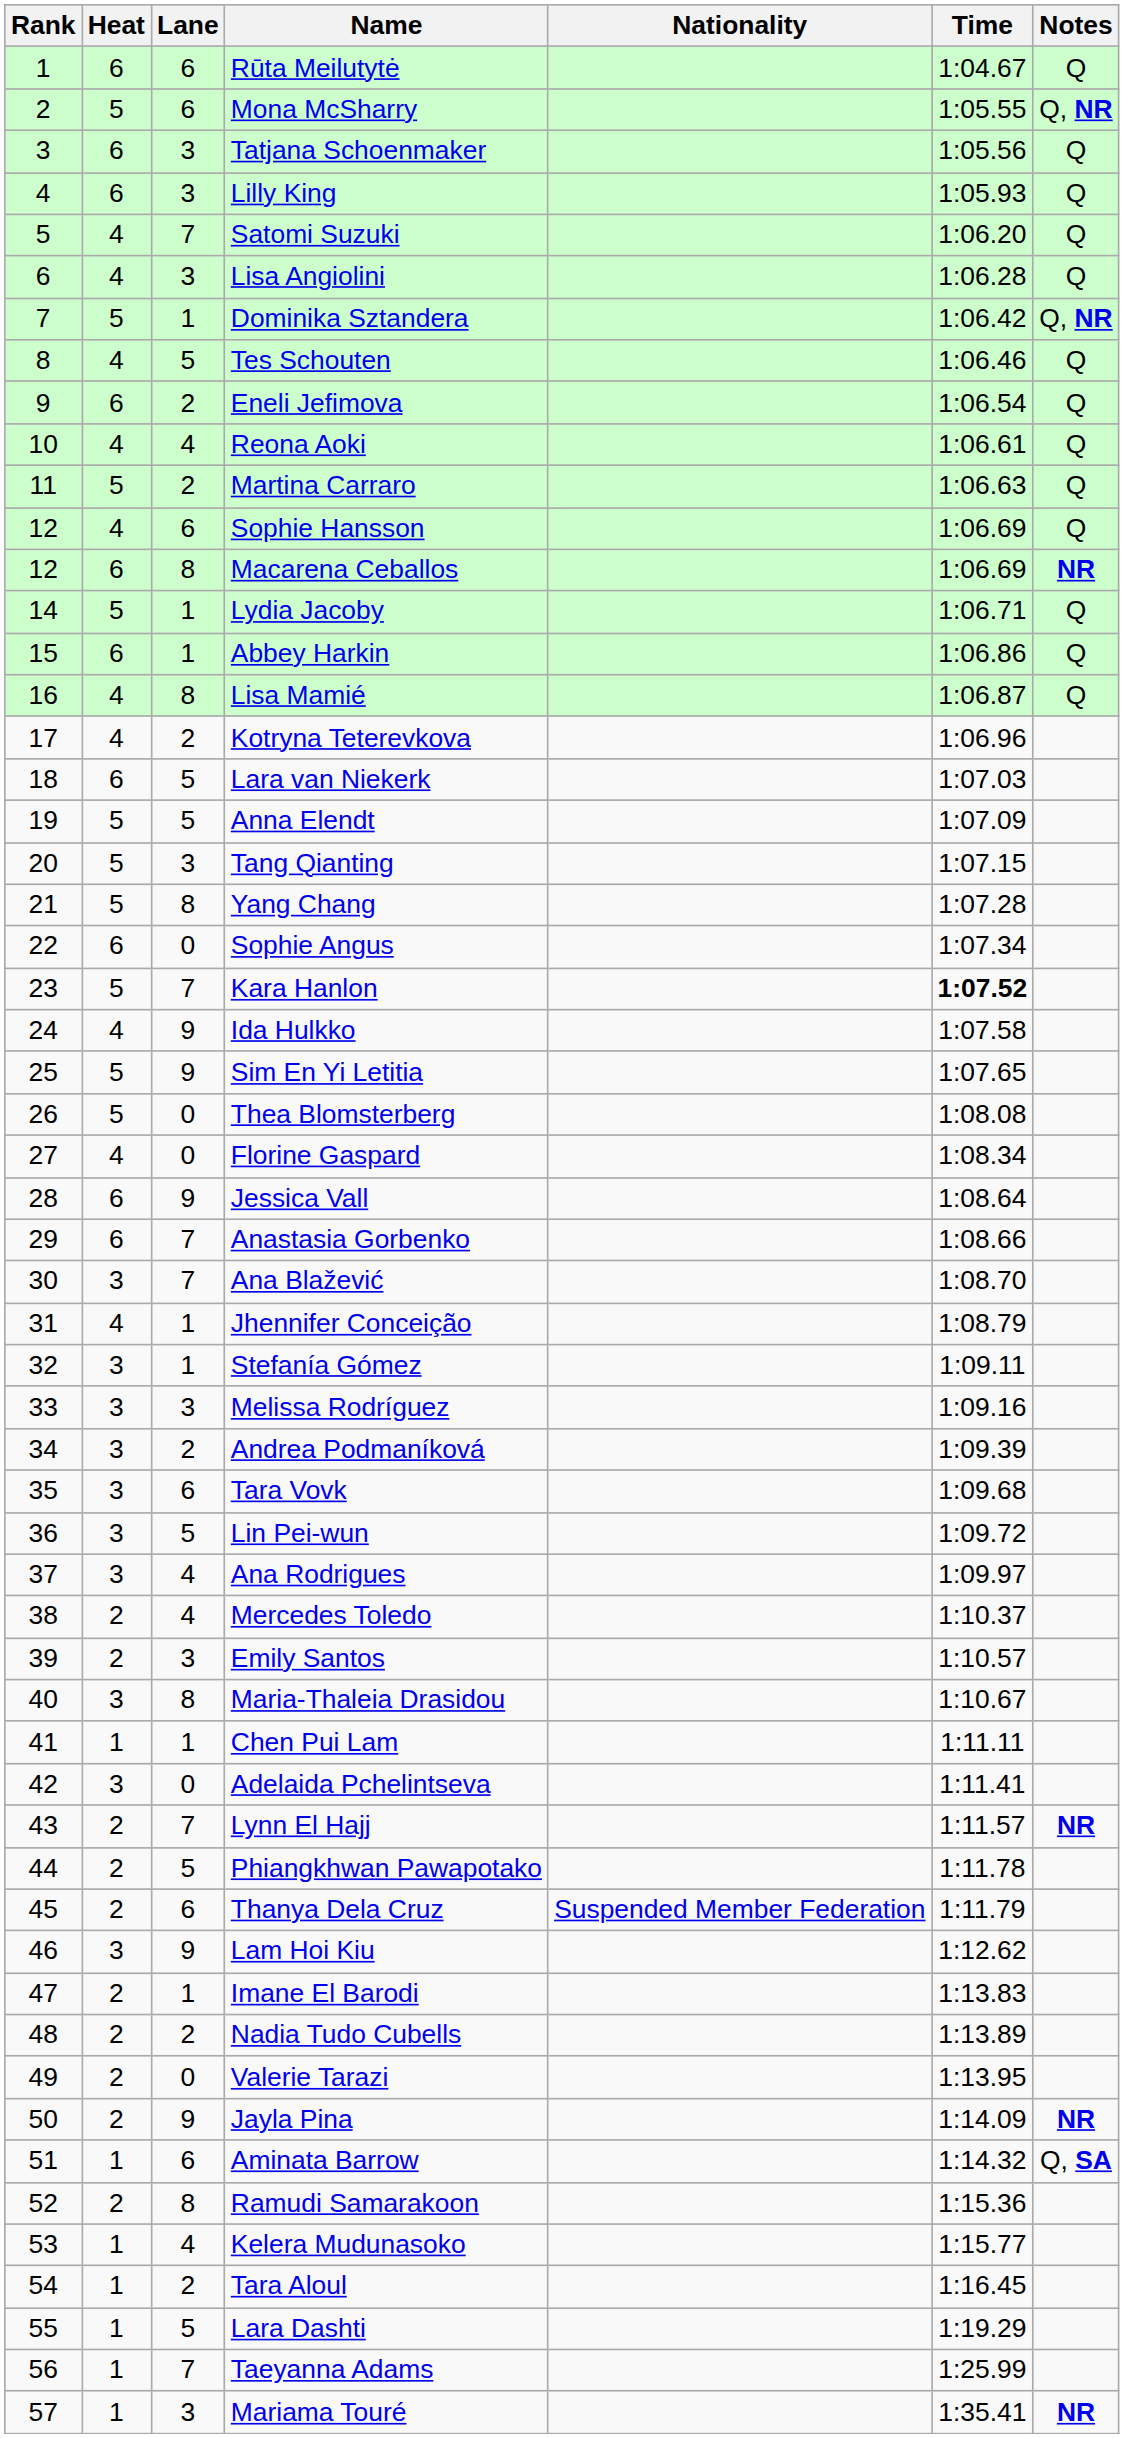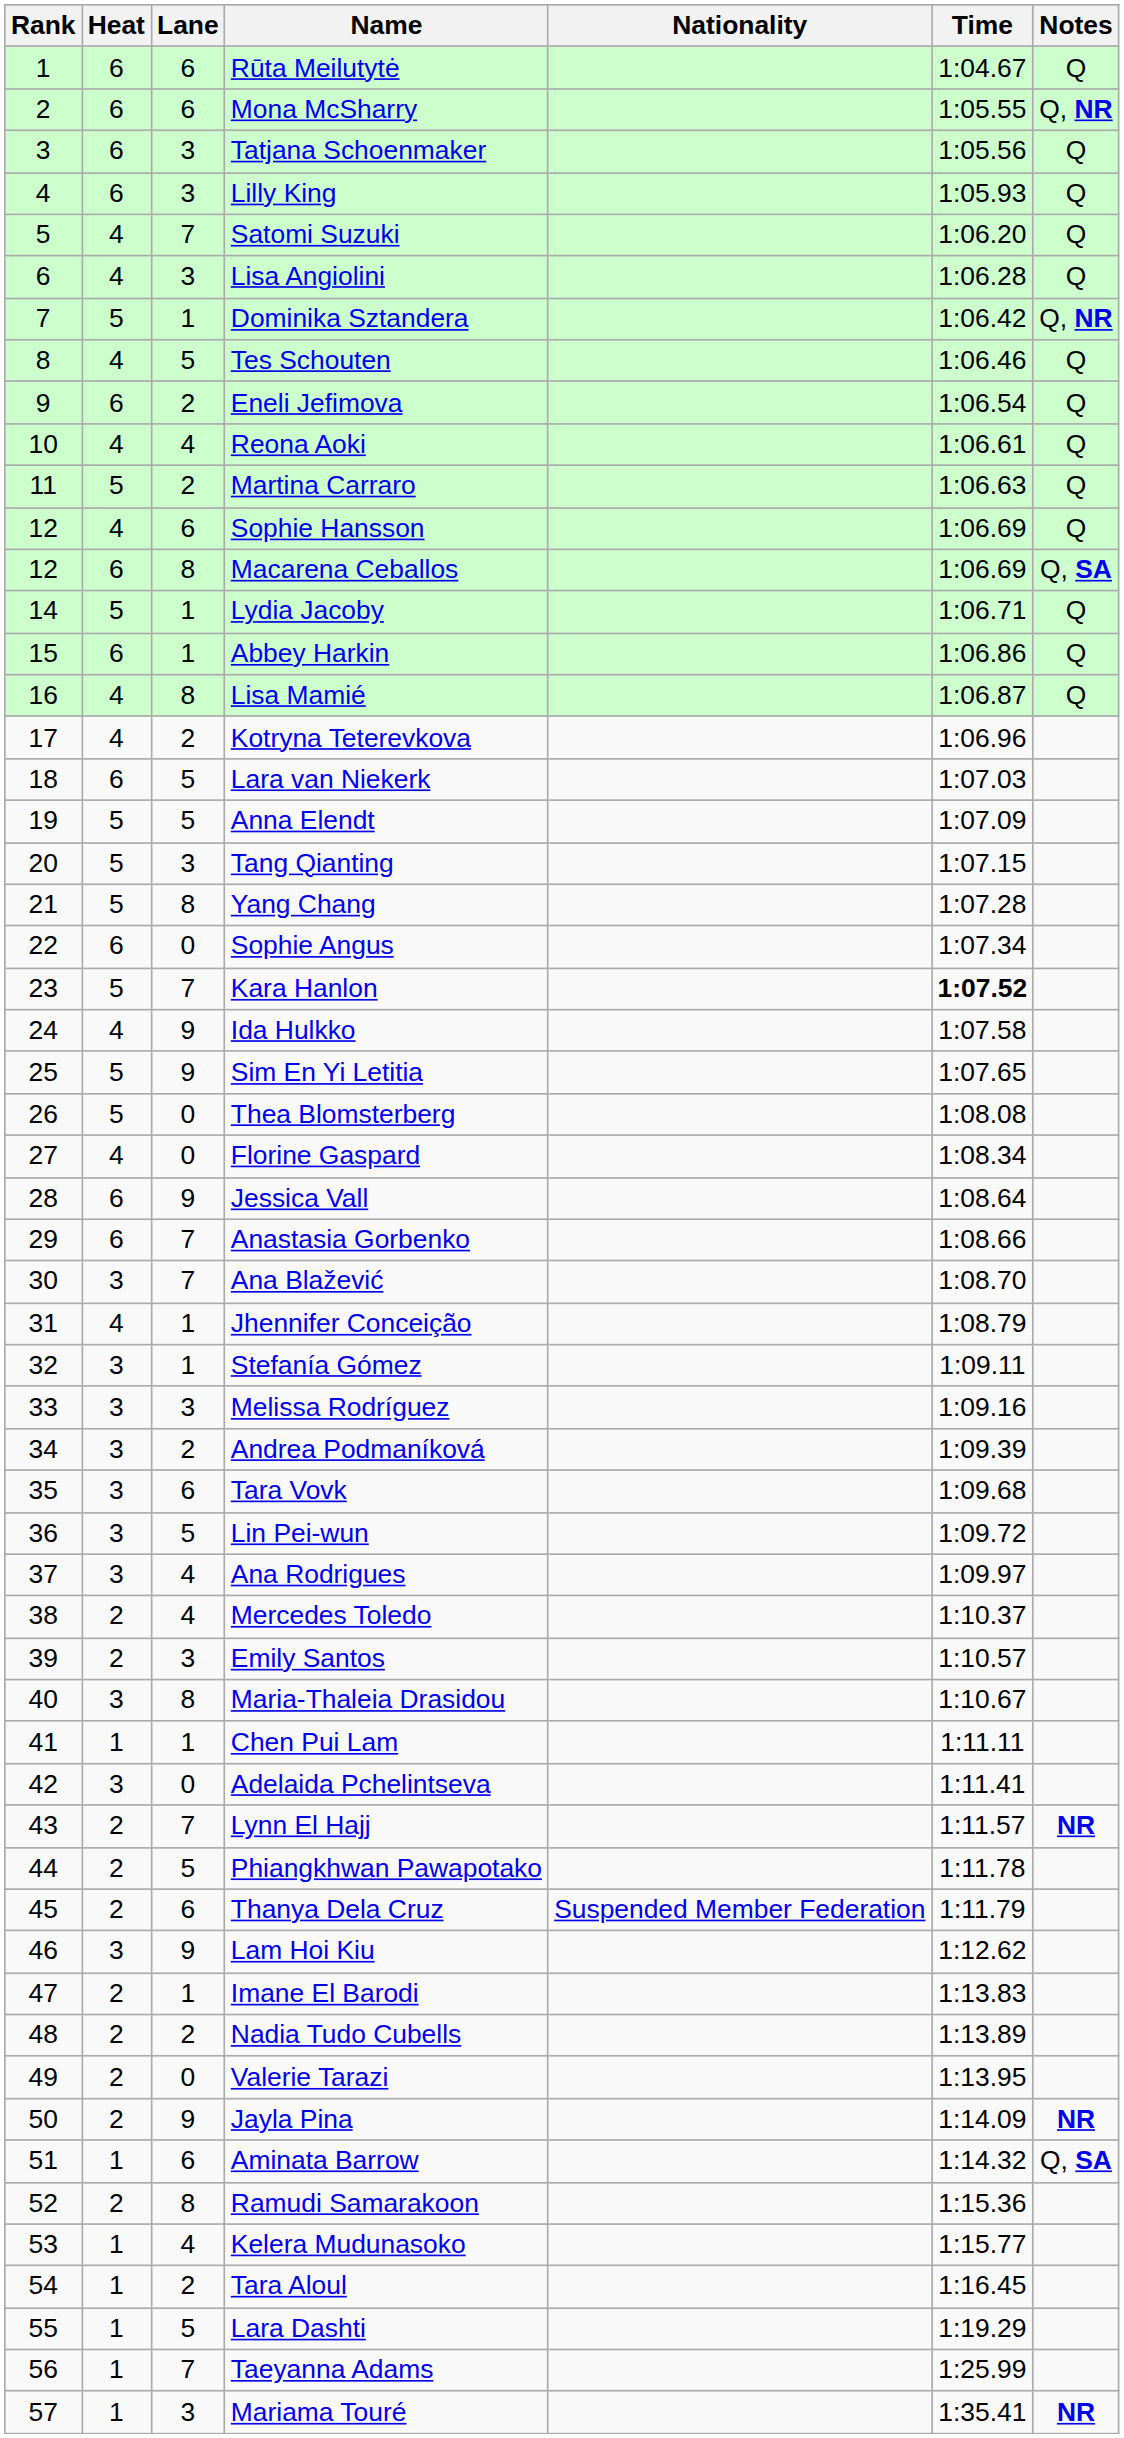(116, 109) 5 -> (116, 109) 6
(1076, 569) NR -> (1076, 569) Q, SA
